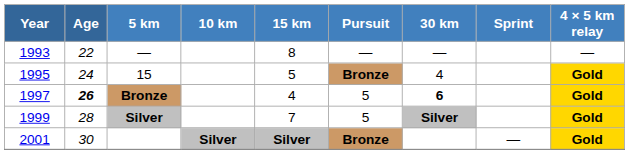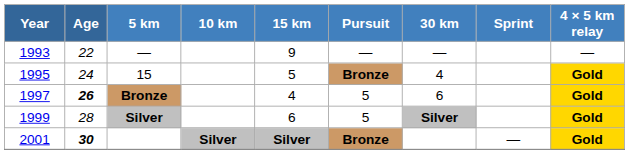(292, 52) 8 -> (292, 52) 9
(440, 96) bold -> (440, 96) normal
(292, 117) 7 -> (292, 117) 6
(86, 139) normal -> (86, 139) bold
